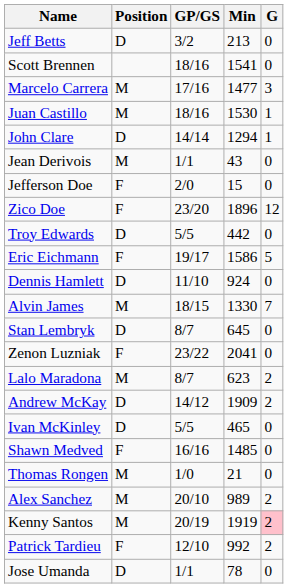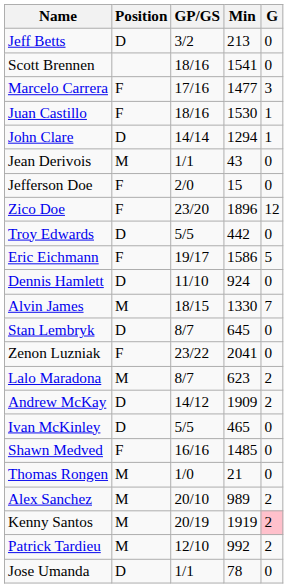(122, 88) M -> (119, 88) F
(122, 112) M -> (119, 112) F
(119, 546) F -> (122, 546) M
